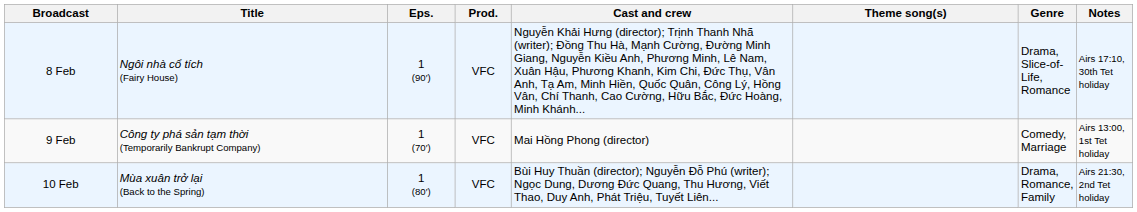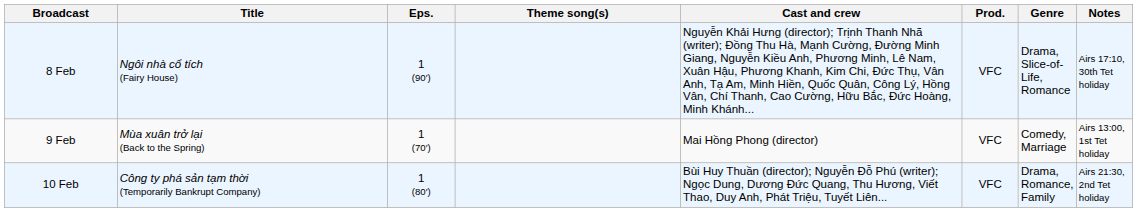columns swapped: (483, 13) <-> (906, 13)
(190, 140) Công ty phá sản tạm thời (Temporarily Bankrupt Company) -> (162, 140) Mùa xuân trở lại (Back to the Spring)
(162, 185) Mùa xuân trở lại (Back to the Spring) -> (190, 185) Công ty phá sản tạm thời (Temporarily Bankrupt Company)
